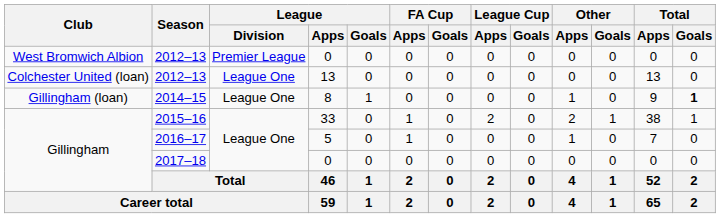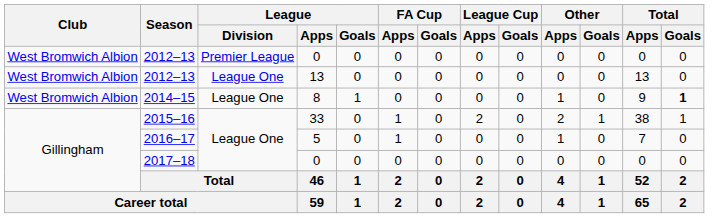(78, 77) Colchester United (loan) -> (73, 77) West Bromwich Albion
(78, 98) Gillingham (loan) -> (73, 98) West Bromwich Albion
